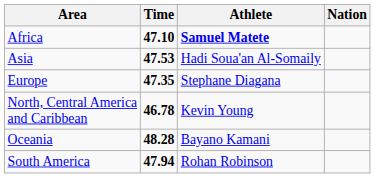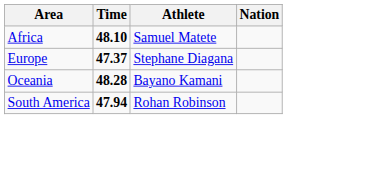(159, 37) 47.10 -> (112, 37) 48.10
(225, 37) bold -> (175, 37) normal
- row: (20, 59)
(159, 80) 47.35 -> (112, 59) 47.37
- row: (72, 110)
